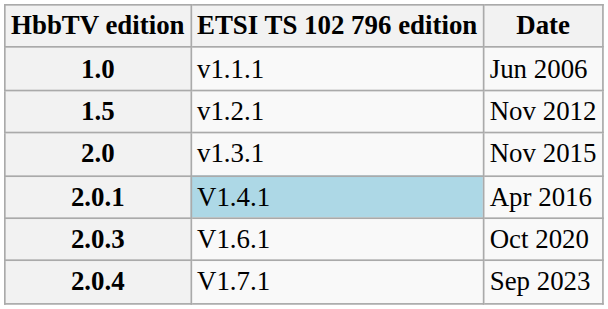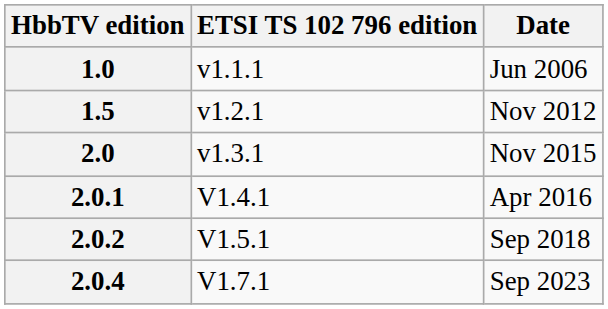(234, 196) lightblue background -> (234, 196) no background
+ row: (98, 238)
- row: (98, 238)
